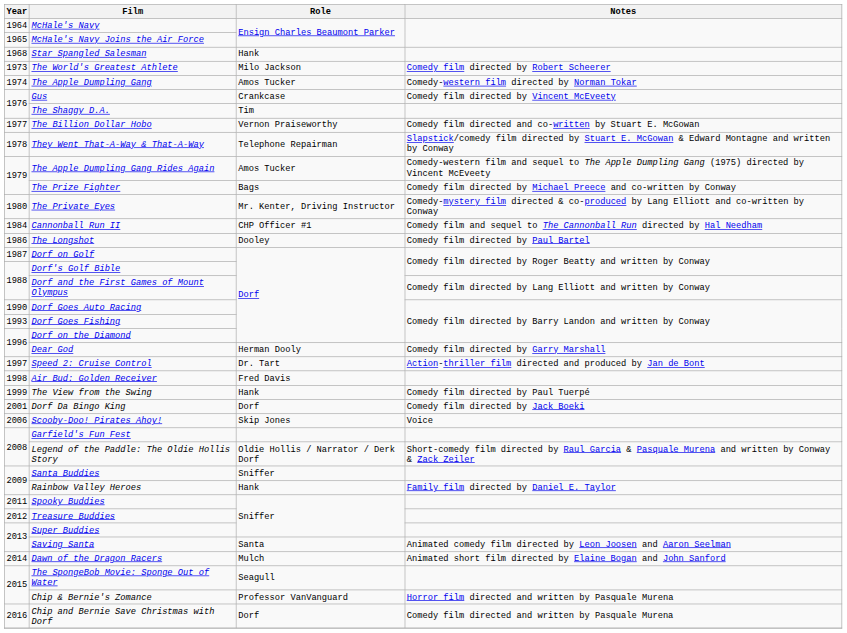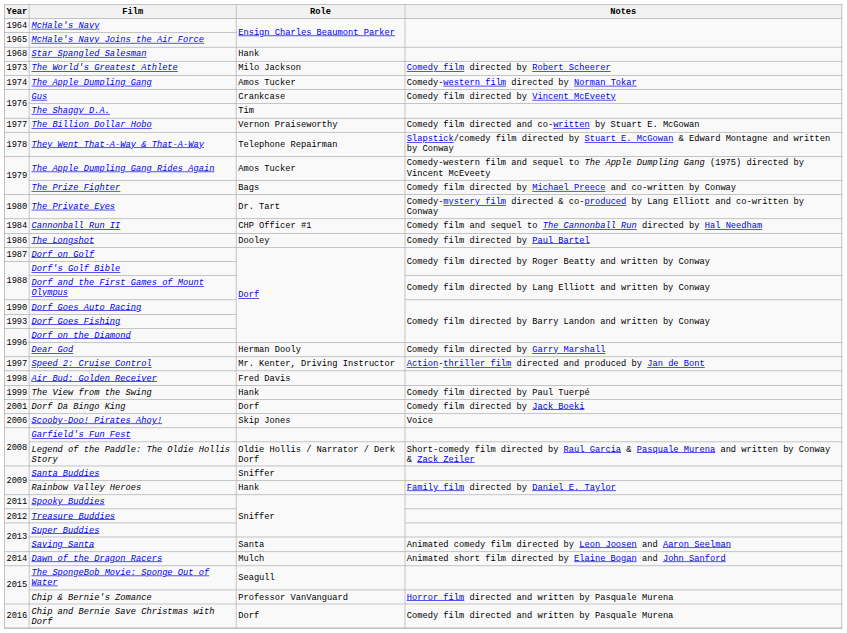(317, 207) Mr. Kenter, Driving Instructor -> (259, 207) Dr. Tart
(259, 364) Dr. Tart -> (317, 364) Mr. Kenter, Driving Instructor
